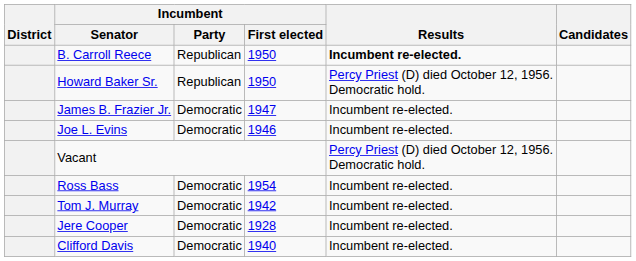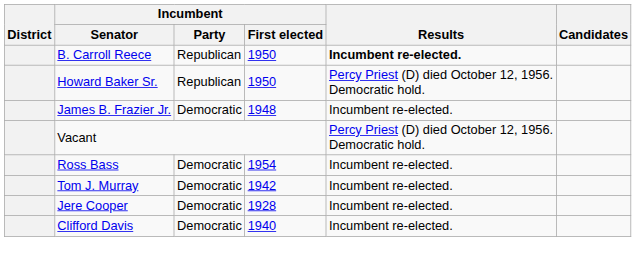(262, 110) 1947 -> (262, 110) 1948
- row: (92, 130)
